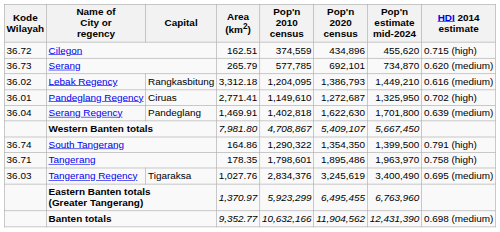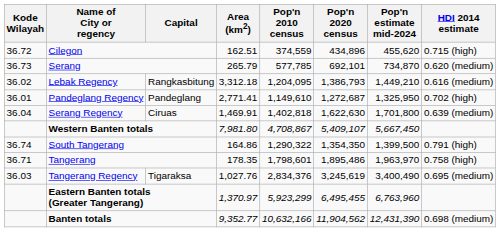(162, 97) Ciruas -> (174, 97) Pandeglang
(174, 113) Pandeglang -> (162, 113) Ciruas
